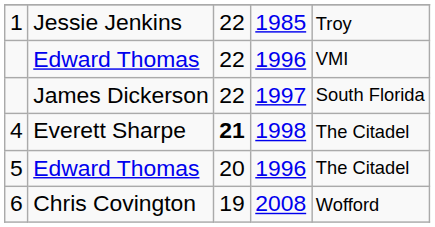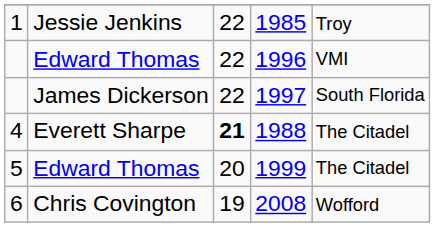(281, 131) 1998 -> (281, 131) 1988
(281, 167) 1996 -> (281, 167) 1999
